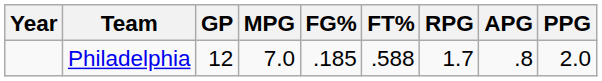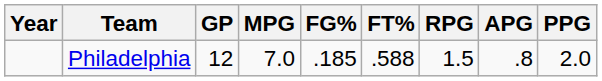(458, 58) 1.7 -> (458, 58) 1.5
